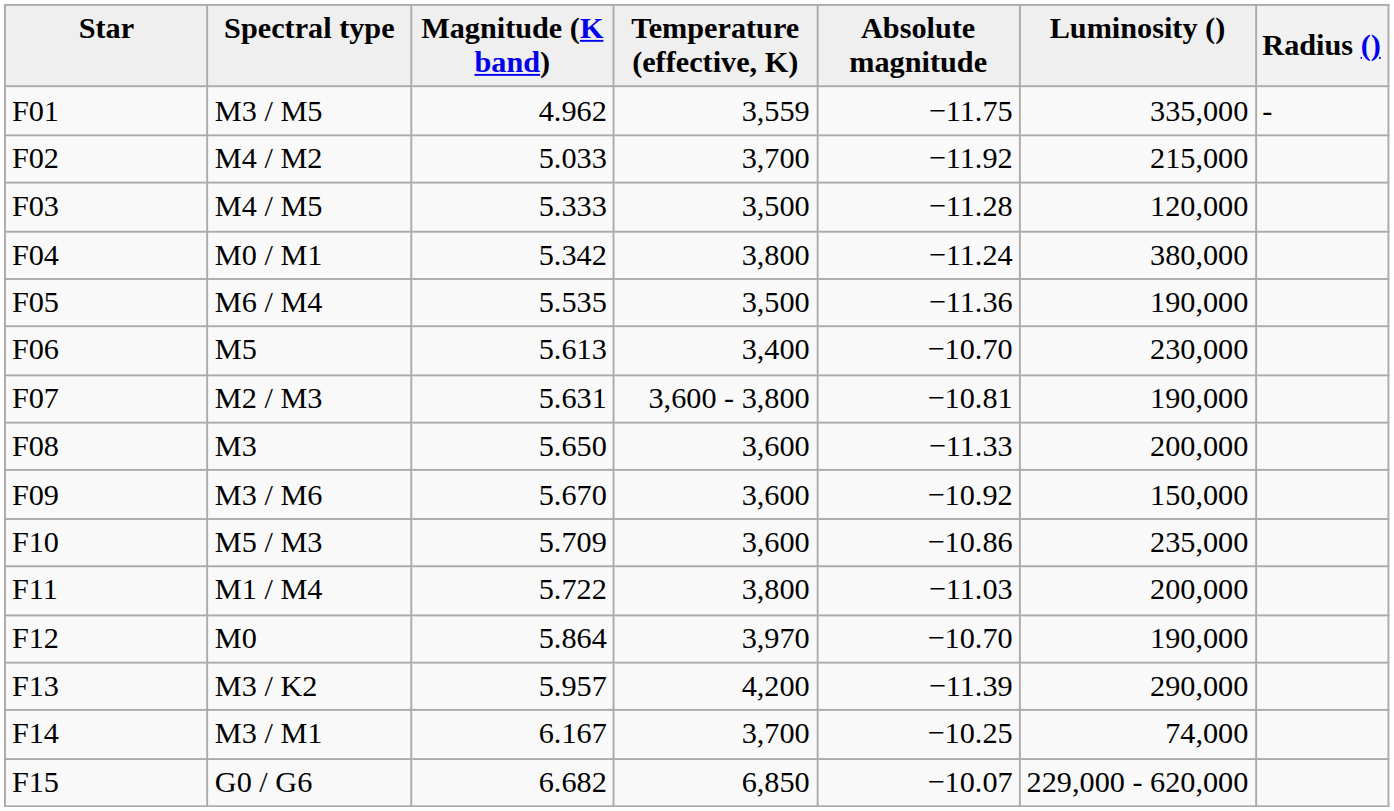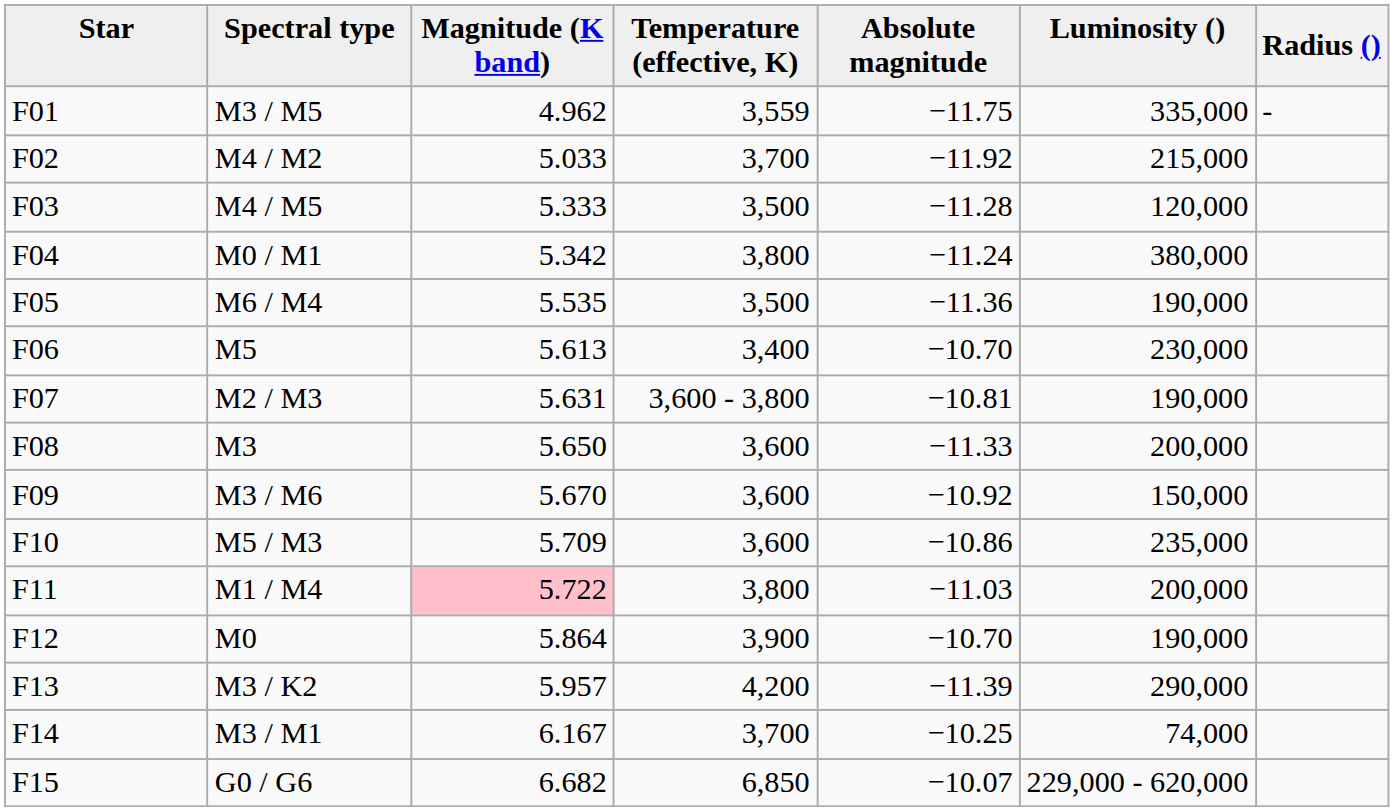(573, 590) no background -> (573, 590) pink background
(776, 638) 3,970 -> (776, 638) 3,900
